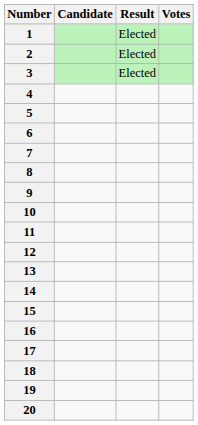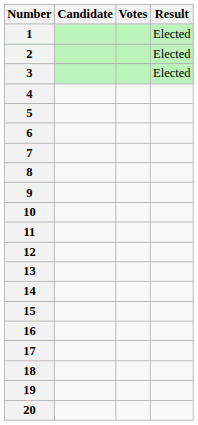columns swapped: (176, 14) <-> (137, 14)
